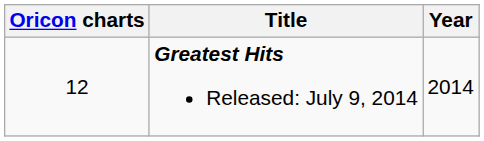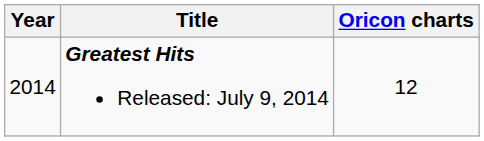columns swapped: (451, 20) <-> (77, 20)
